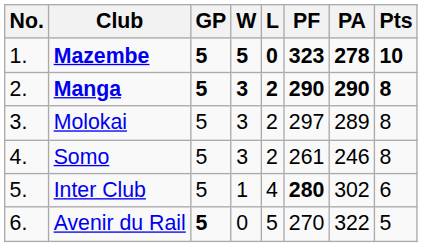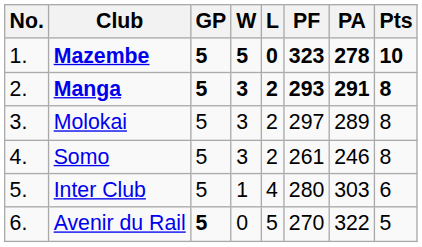(307, 88) 290 -> (307, 88) 293
(352, 88) 290 -> (352, 88) 291
(307, 190) bold -> (307, 190) normal
(352, 190) 302 -> (352, 190) 303
